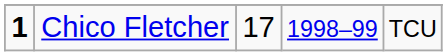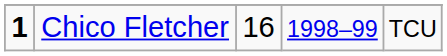(259, 27) 17 -> (259, 27) 16
